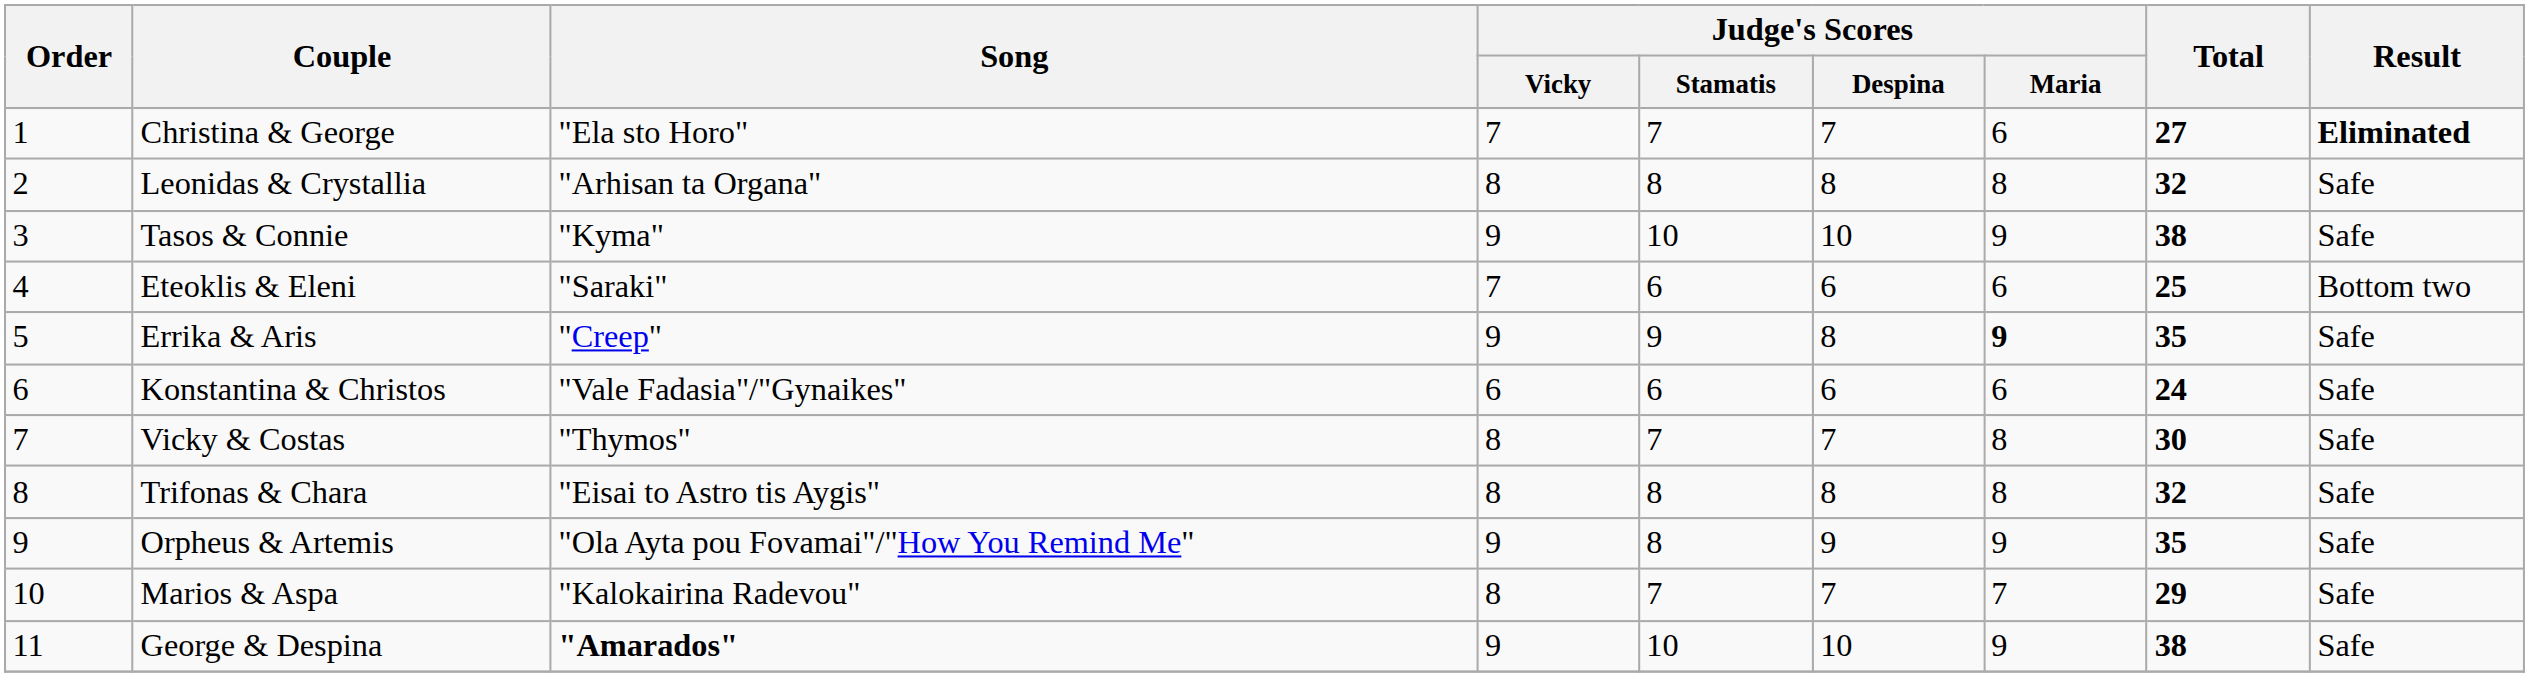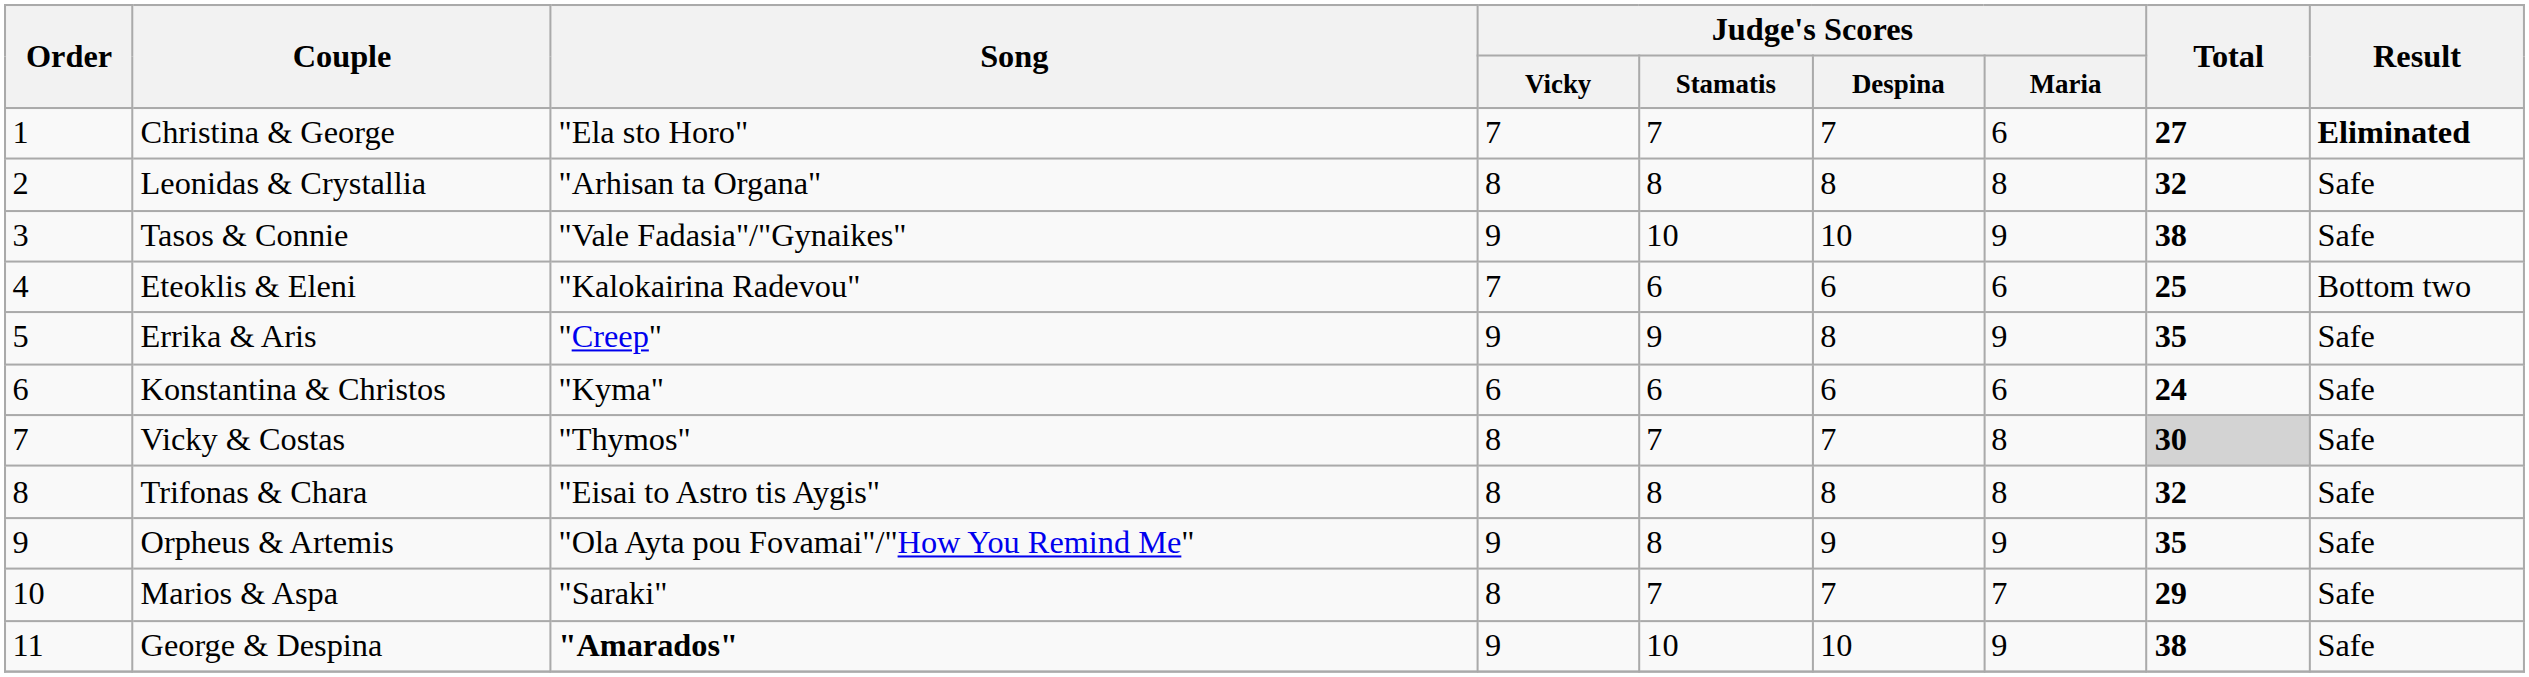(611, 235) "Kyma" -> (732, 235) "Vale Fadasia"/"Gynaikes"
(613, 286) "Saraki" -> (709, 286) "Kalokairina Radevou"
(1999, 337) bold -> (1999, 337) normal
(732, 388) "Vale Fadasia"/"Gynaikes" -> (611, 388) "Kyma"
(2171, 440) no background -> (2171, 440) lightgrey background
(709, 593) "Kalokairina Radevou" -> (613, 593) "Saraki"
